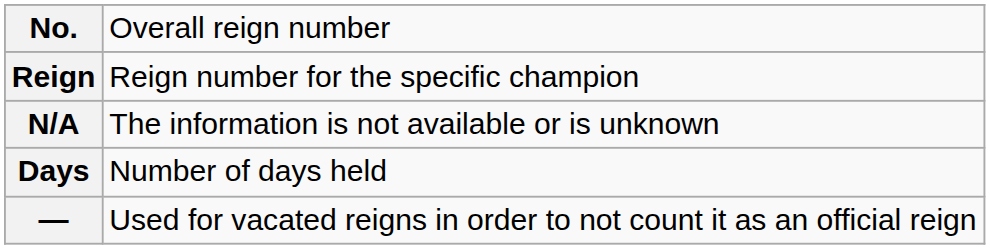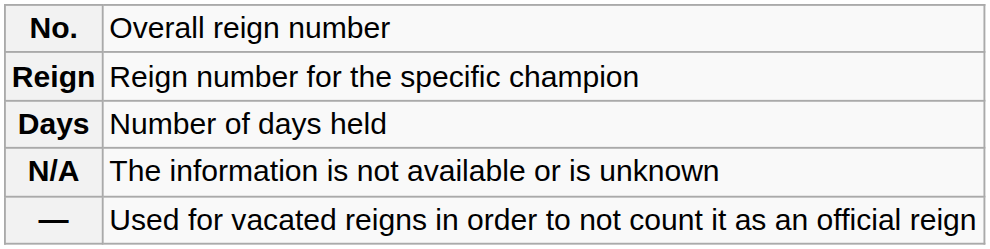rows swapped: (54, 123) <-> (54, 171)
